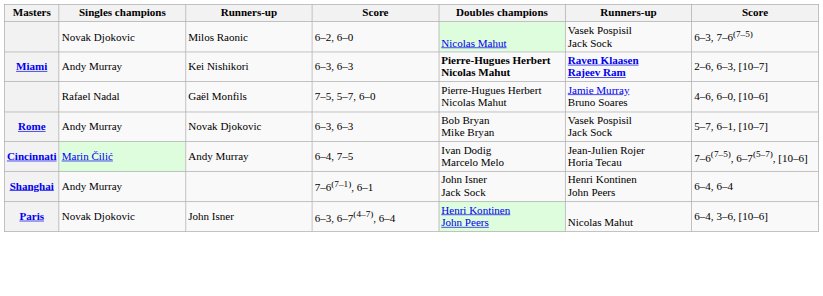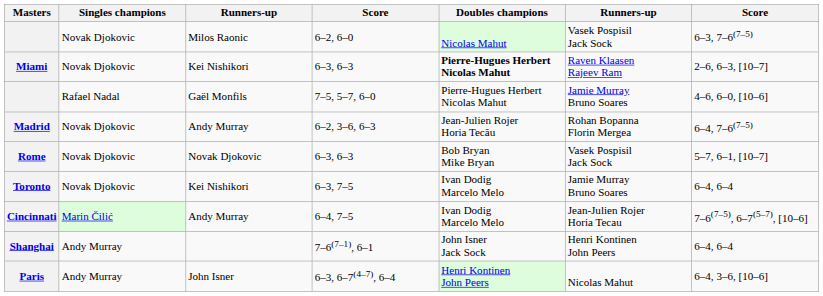(92, 66) Andy Murray -> (98, 66) Novak Djokovic
(603, 66) bold -> (601, 66) normal
+ row: (32, 126)
(92, 126) Andy Murray -> (98, 156) Novak Djokovic
+ row: (32, 186)
(98, 216) Novak Djokovic -> (92, 276) Andy Murray
